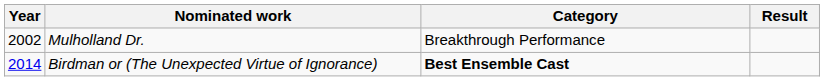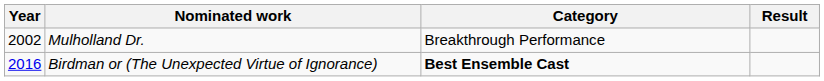(25, 64) 2014 -> (25, 64) 2016
